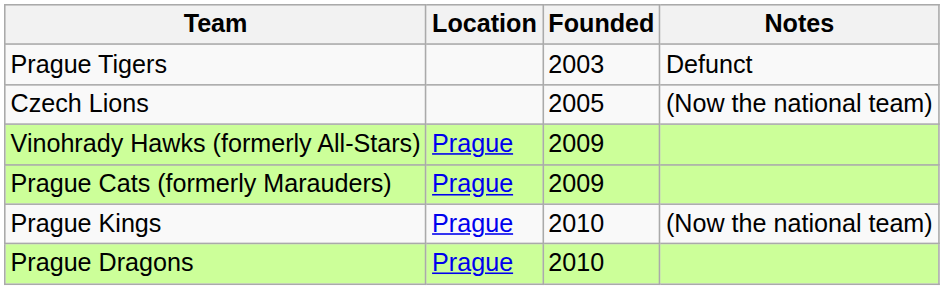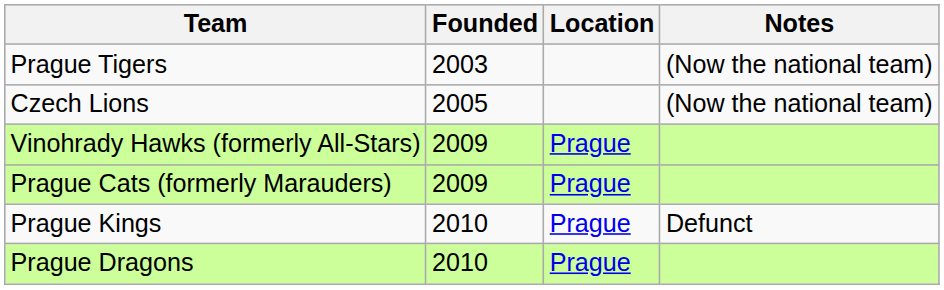columns swapped: (484, 24) <-> (601, 24)
(709, 64) Defunct -> (799, 64) (Now the national team)
(799, 223) (Now the national team) -> (709, 223) Defunct
